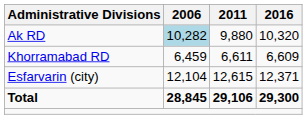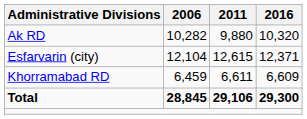(187, 35) lightblue background -> (187, 35) no background
rows swapped: (58, 56) <-> (53, 77)
